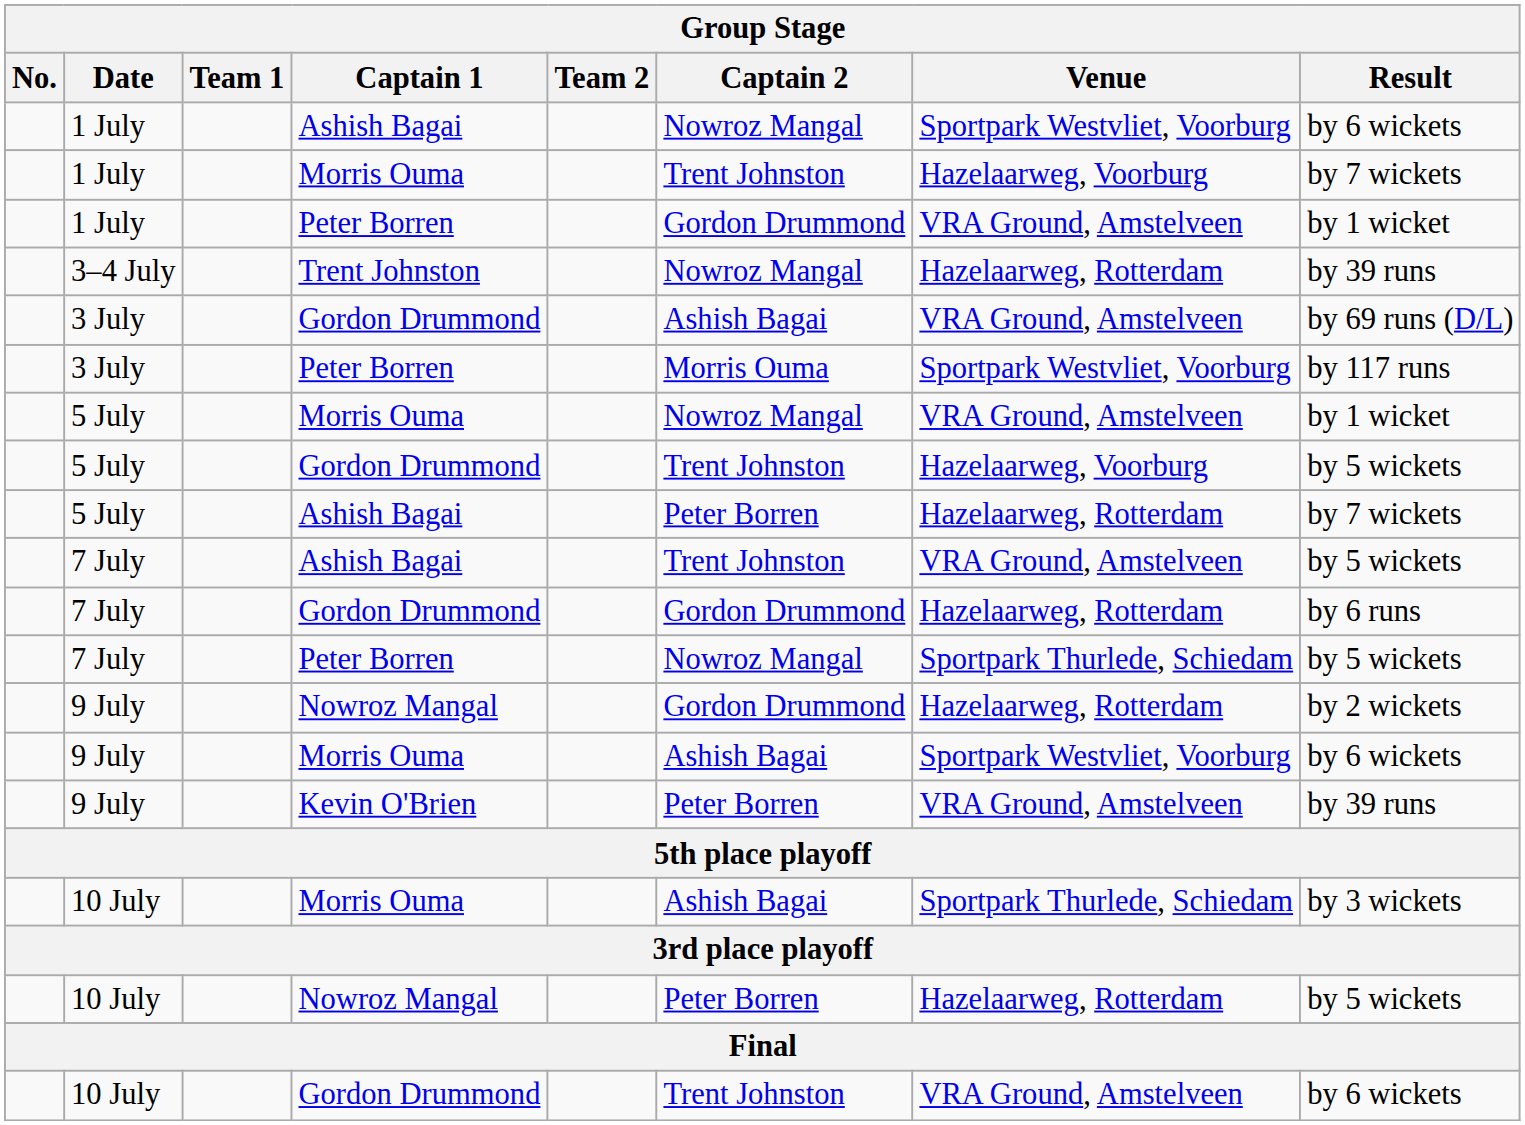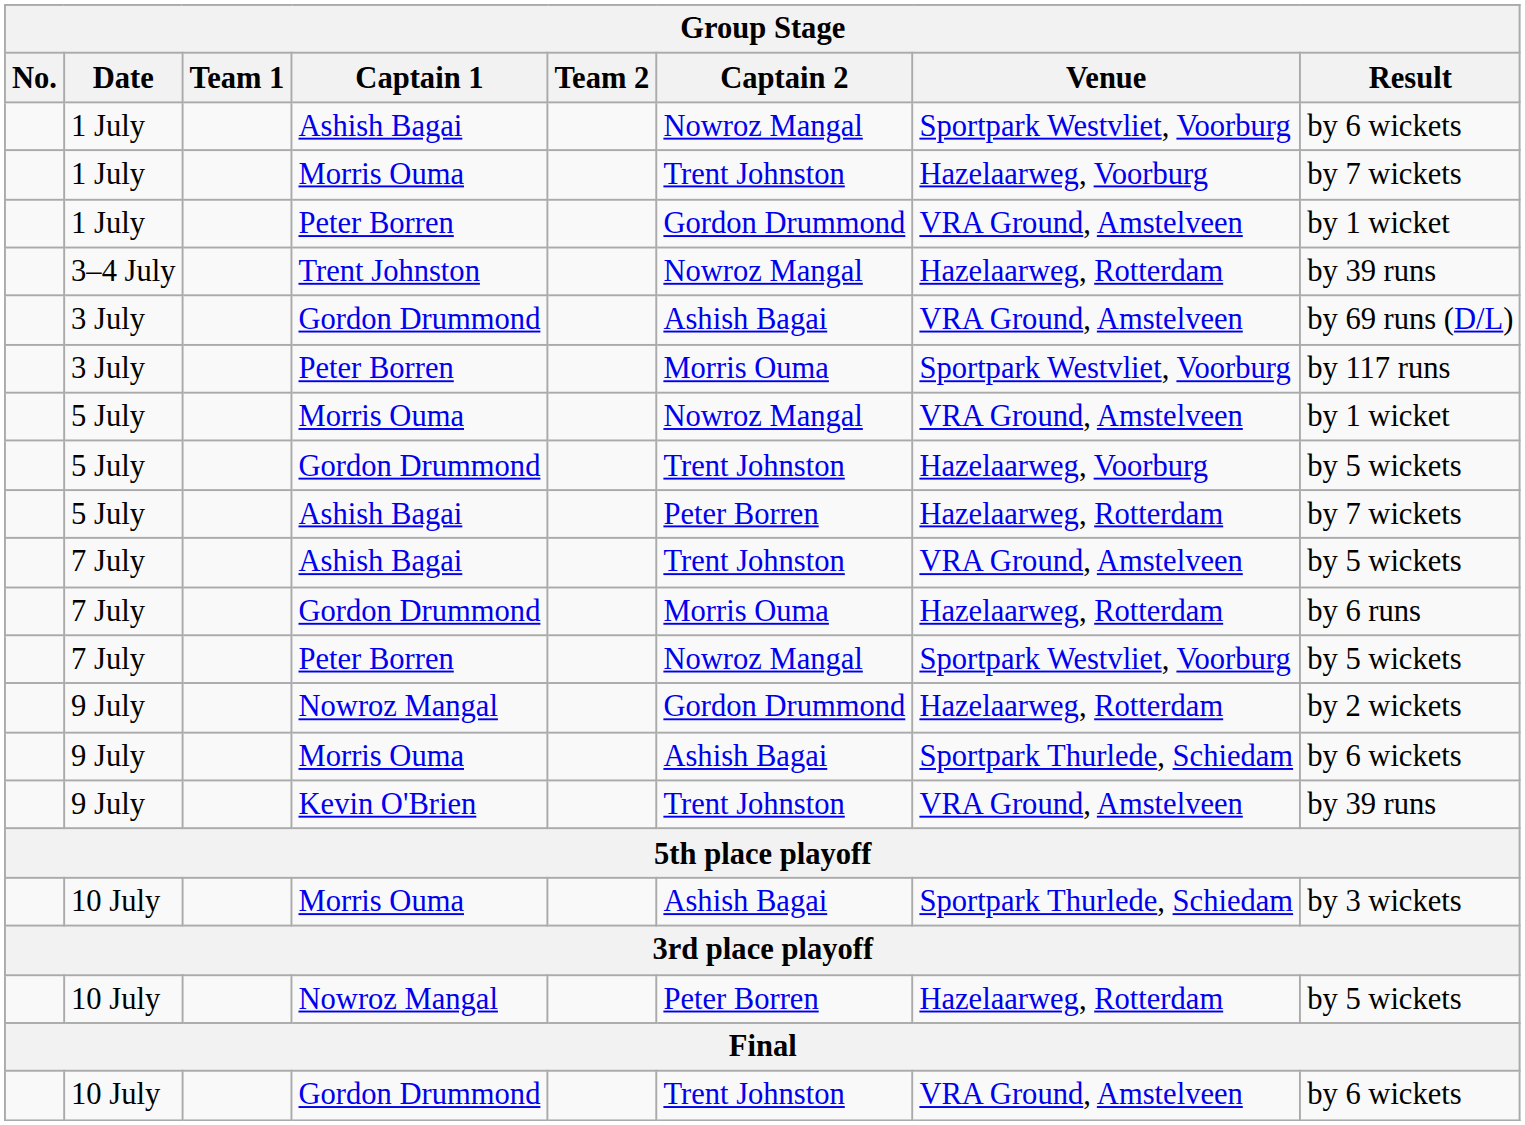(784, 610) Gordon Drummond -> (746, 610) Morris Ouma
(1106, 658) Sportpark Thurlede, Schiedam -> (1105, 658) Sportpark Westvliet, Voorburg
(1105, 755) Sportpark Westvliet, Voorburg -> (1106, 755) Sportpark Thurlede, Schiedam
(741, 804) Peter Borren -> (754, 804) Trent Johnston
